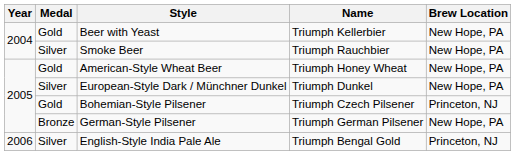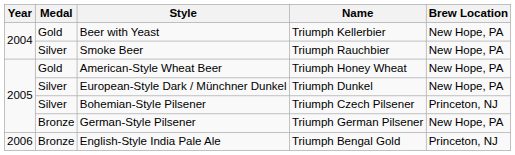(50, 104) Gold -> (52, 104) Silver
(52, 141) Silver -> (56, 141) Bronze
